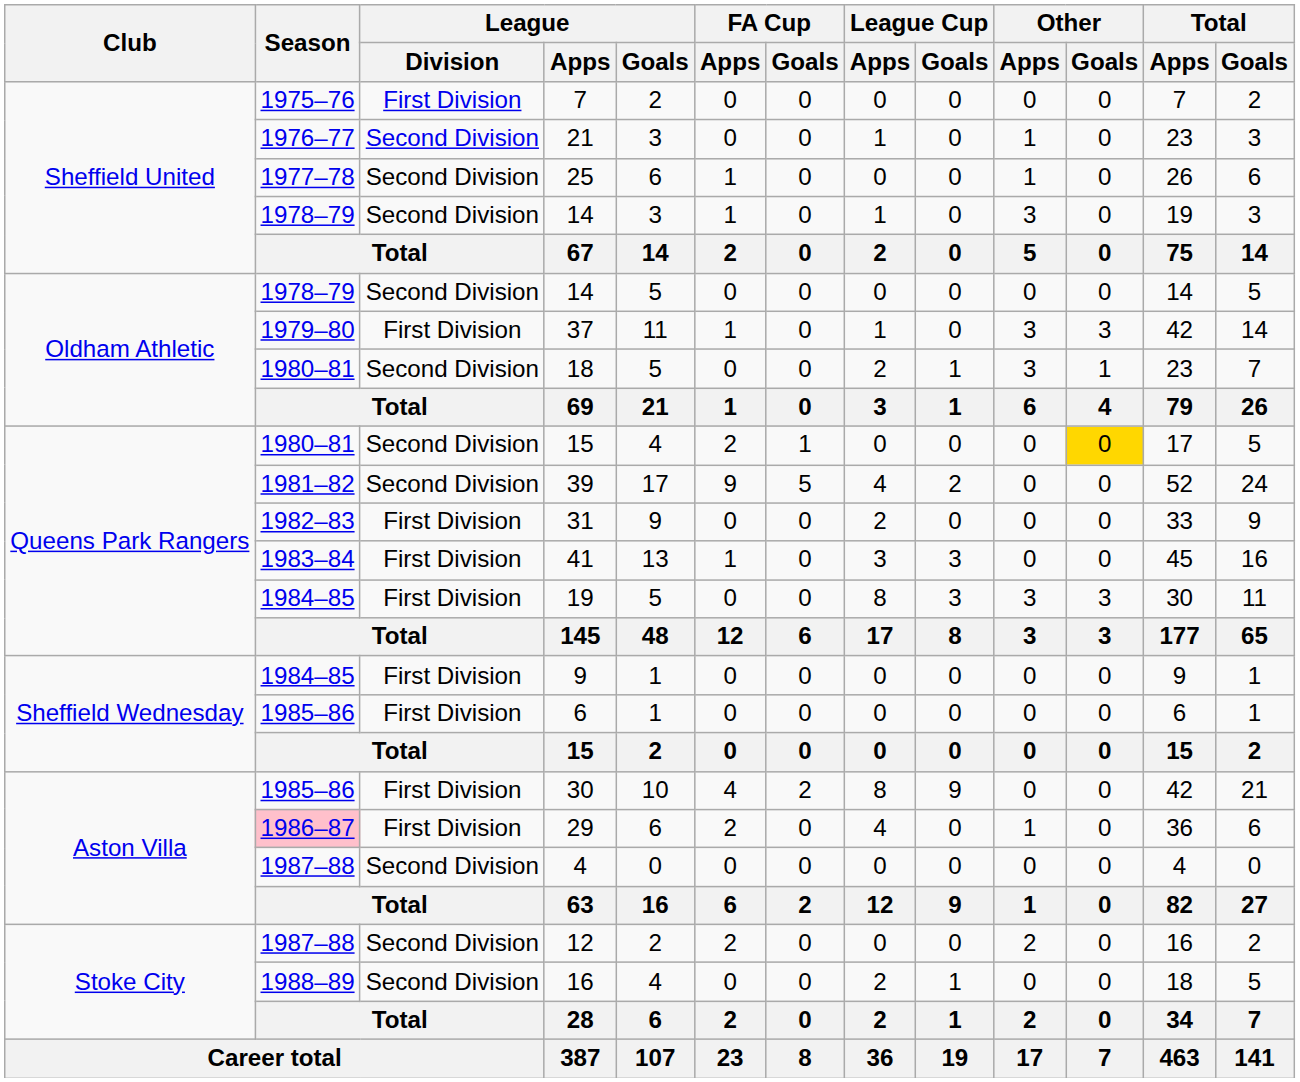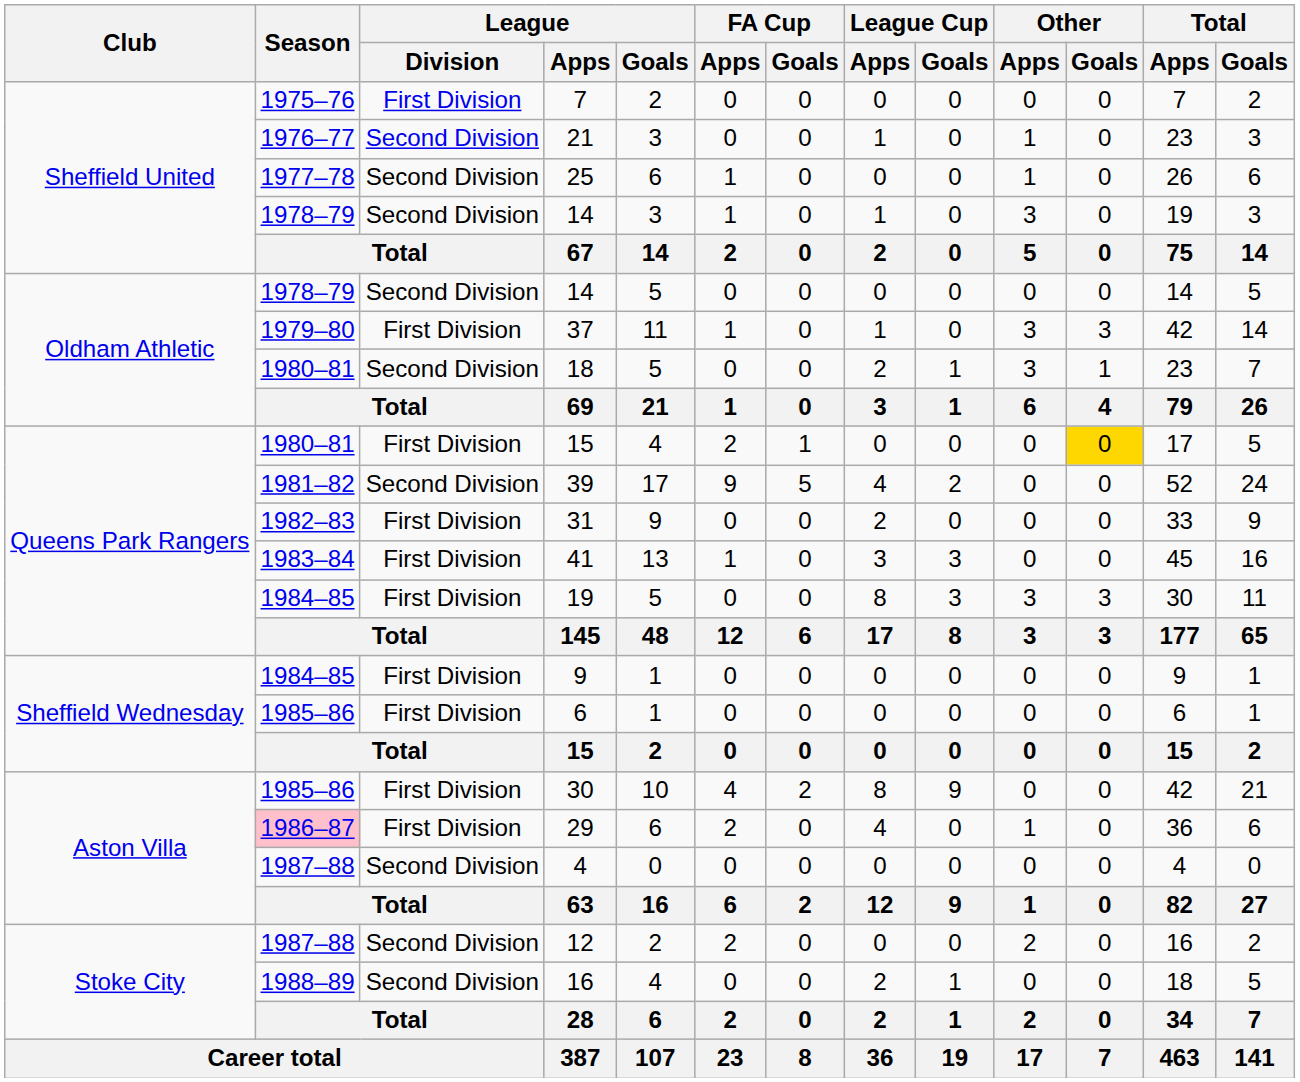(452, 445) Second Division -> (452, 445) First Division
